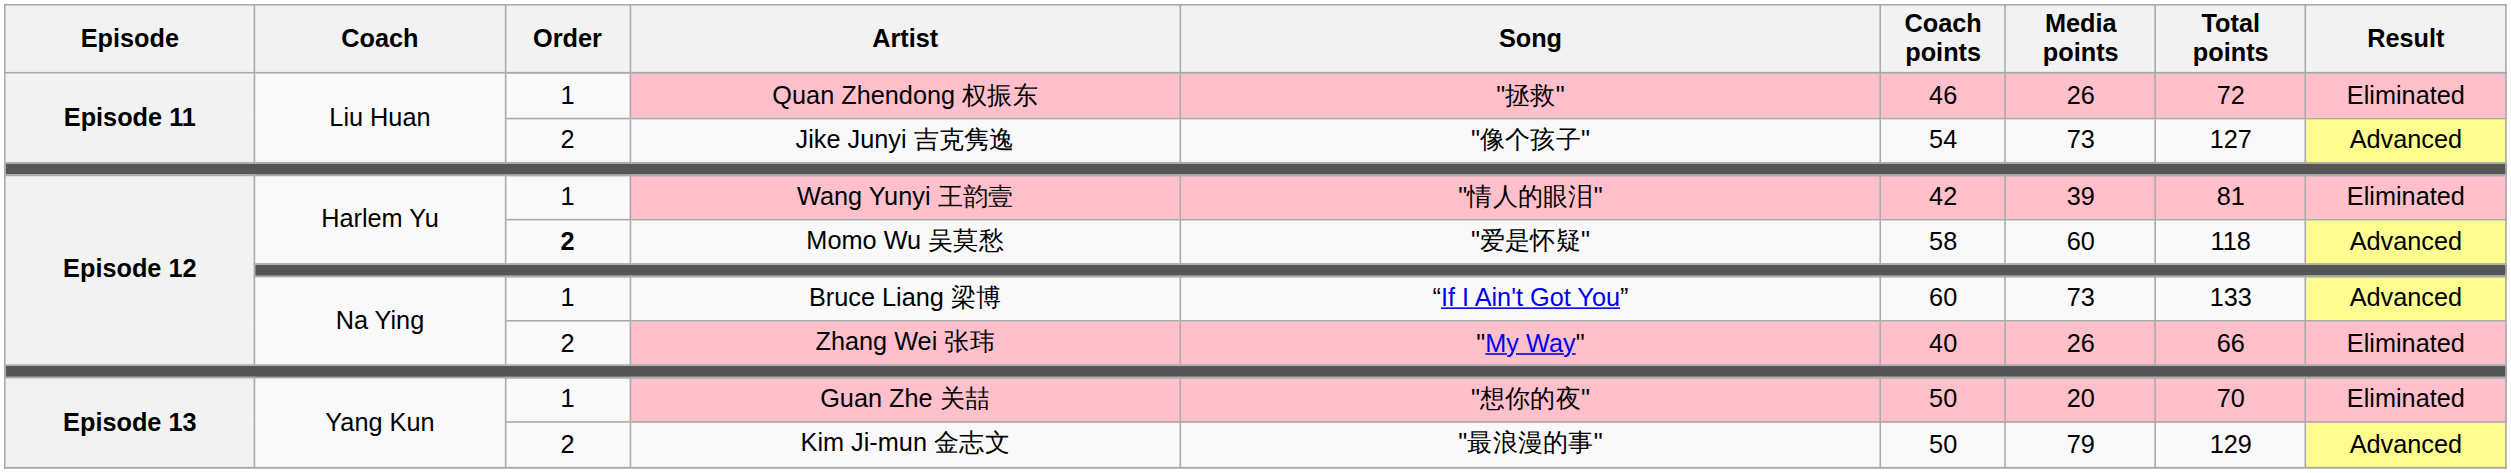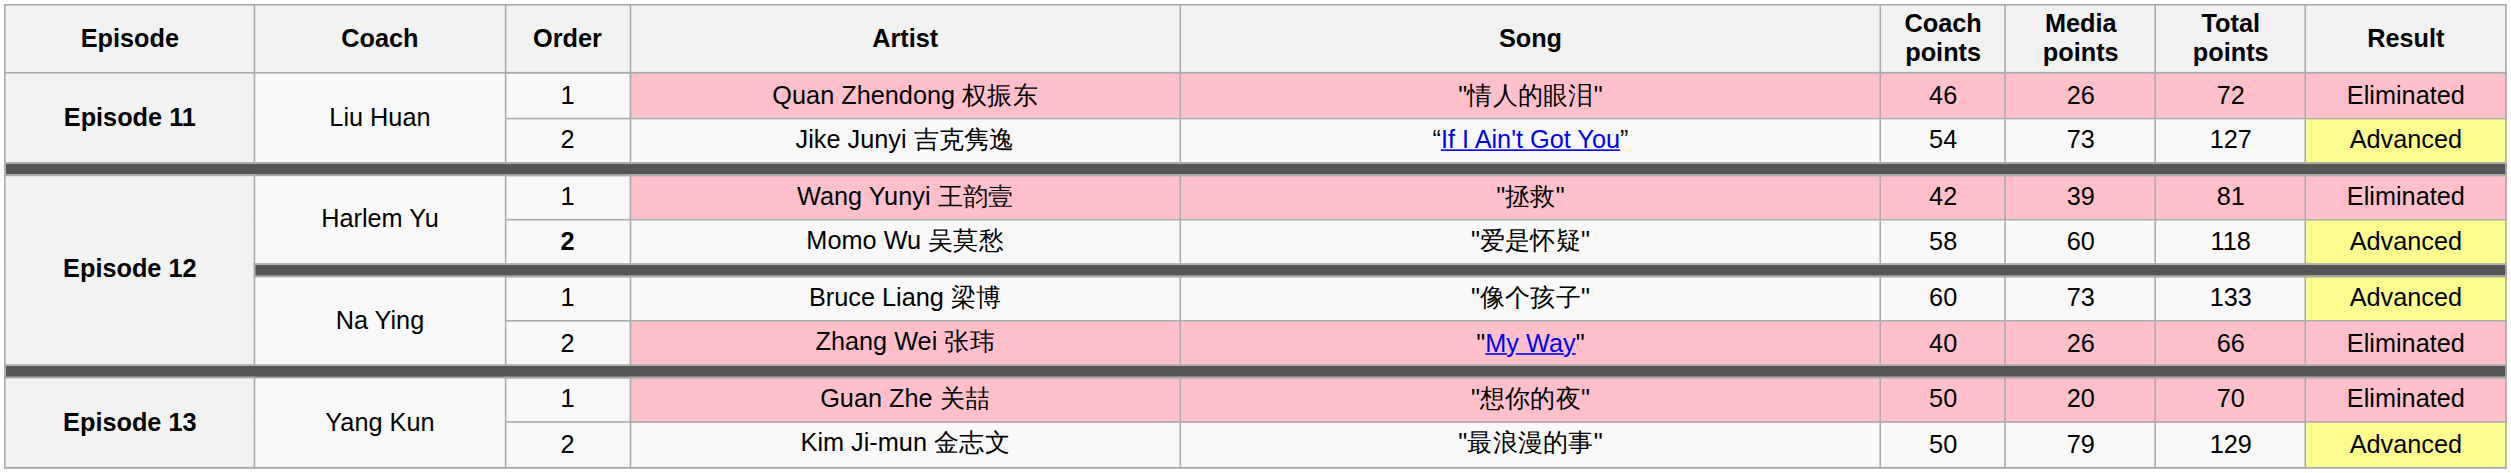(1530, 94) "拯救" -> (1530, 94) "情人的眼泪"
(1530, 139) "像个孩子" -> (1530, 140) “If I Ain't Got You”
(1530, 195) "情人的眼泪" -> (1530, 195) "拯救"
(1530, 298) “If I Ain't Got You” -> (1530, 297) "像个孩子"
